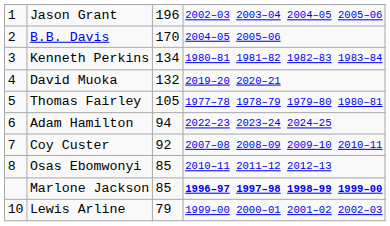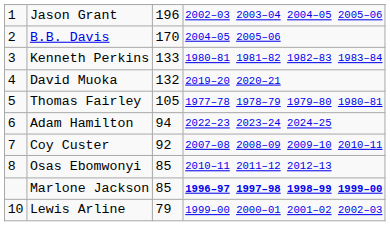(168, 59) 134 -> (168, 59) 133
